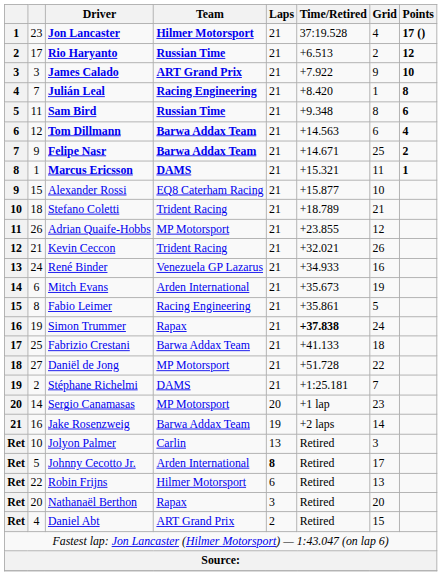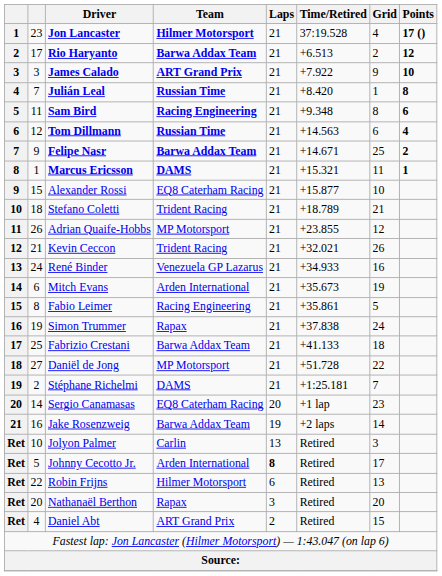(191, 52) Russian Time -> (206, 52) Barwa Addax Team
(207, 91) Racing Engineering -> (191, 91) Russian Time
(191, 111) Russian Time -> (207, 111) Racing Engineering
(206, 130) Barwa Addax Team -> (191, 130) Russian Time
(319, 326) bold -> (319, 326) normal
(193, 404) MP Motorsport -> (210, 404) EQ8 Caterham Racing
